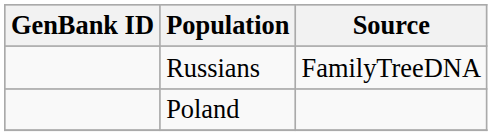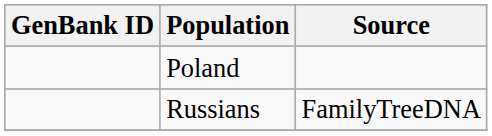rows swapped: (213, 67) <-> (203, 109)
